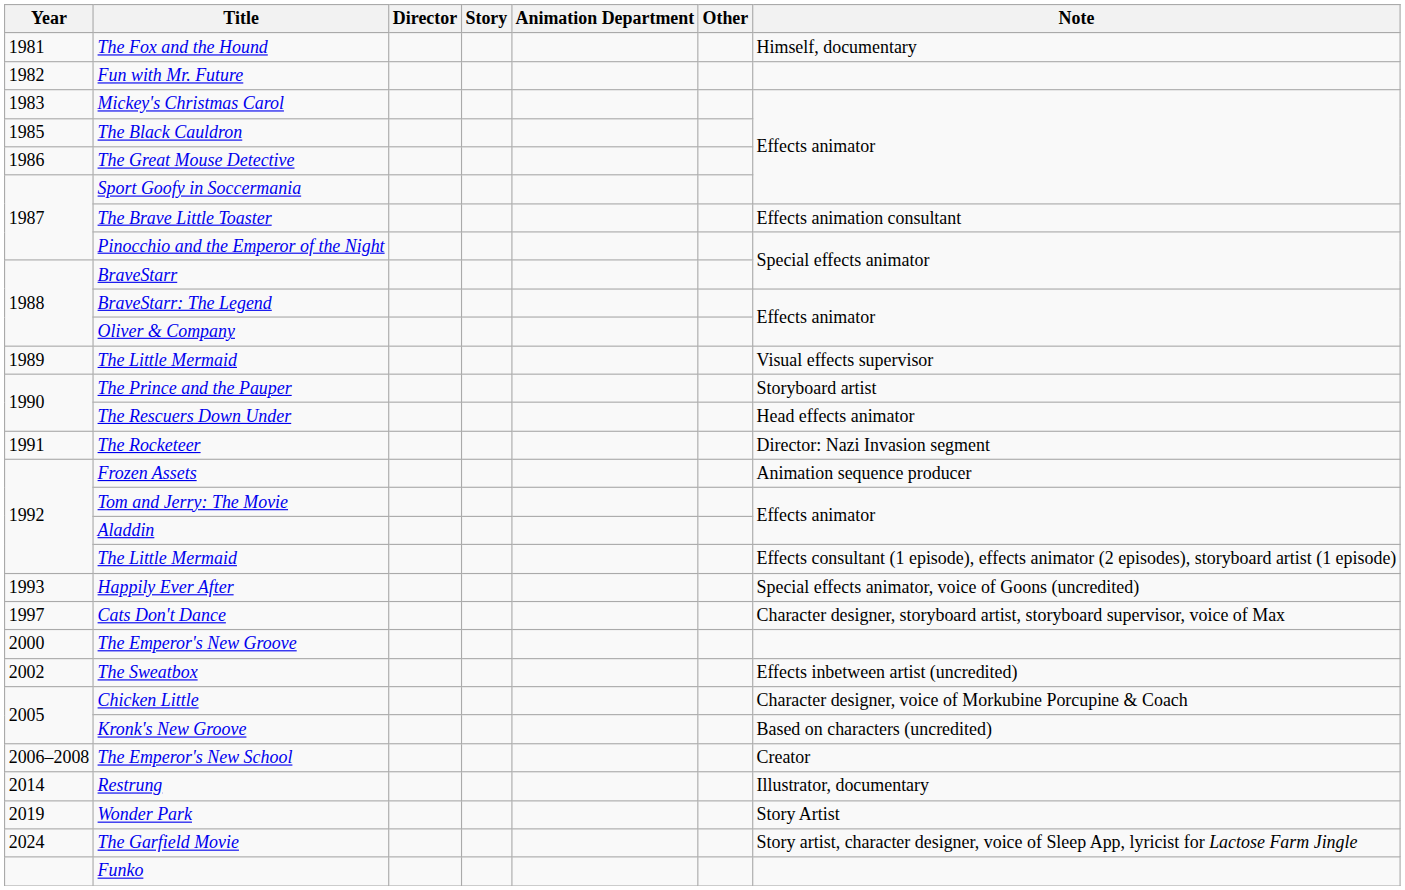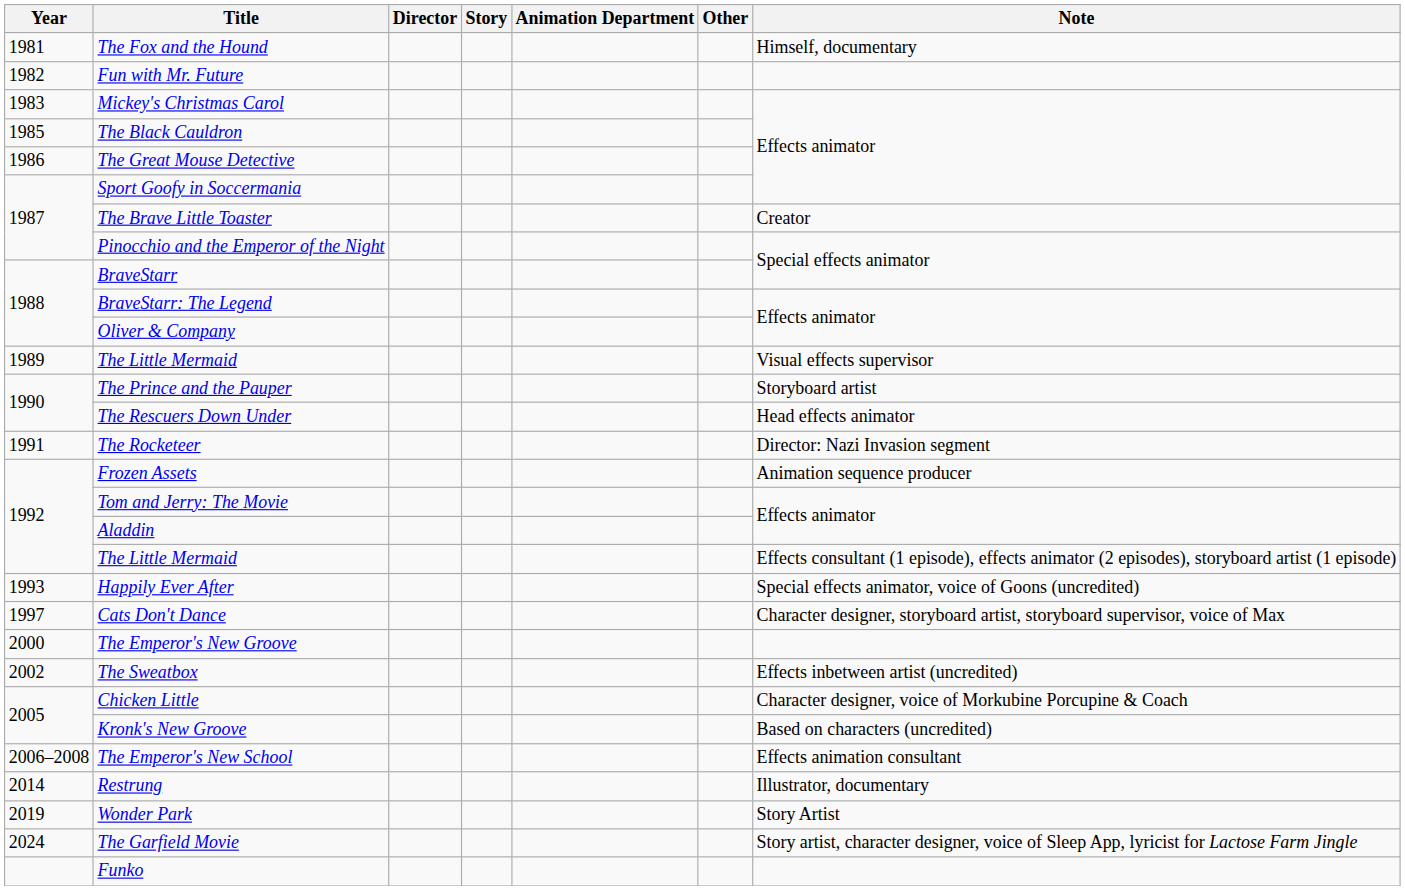(859, 217) Effects animation consultant -> (783, 217) Creator
(783, 757) Creator -> (859, 757) Effects animation consultant
